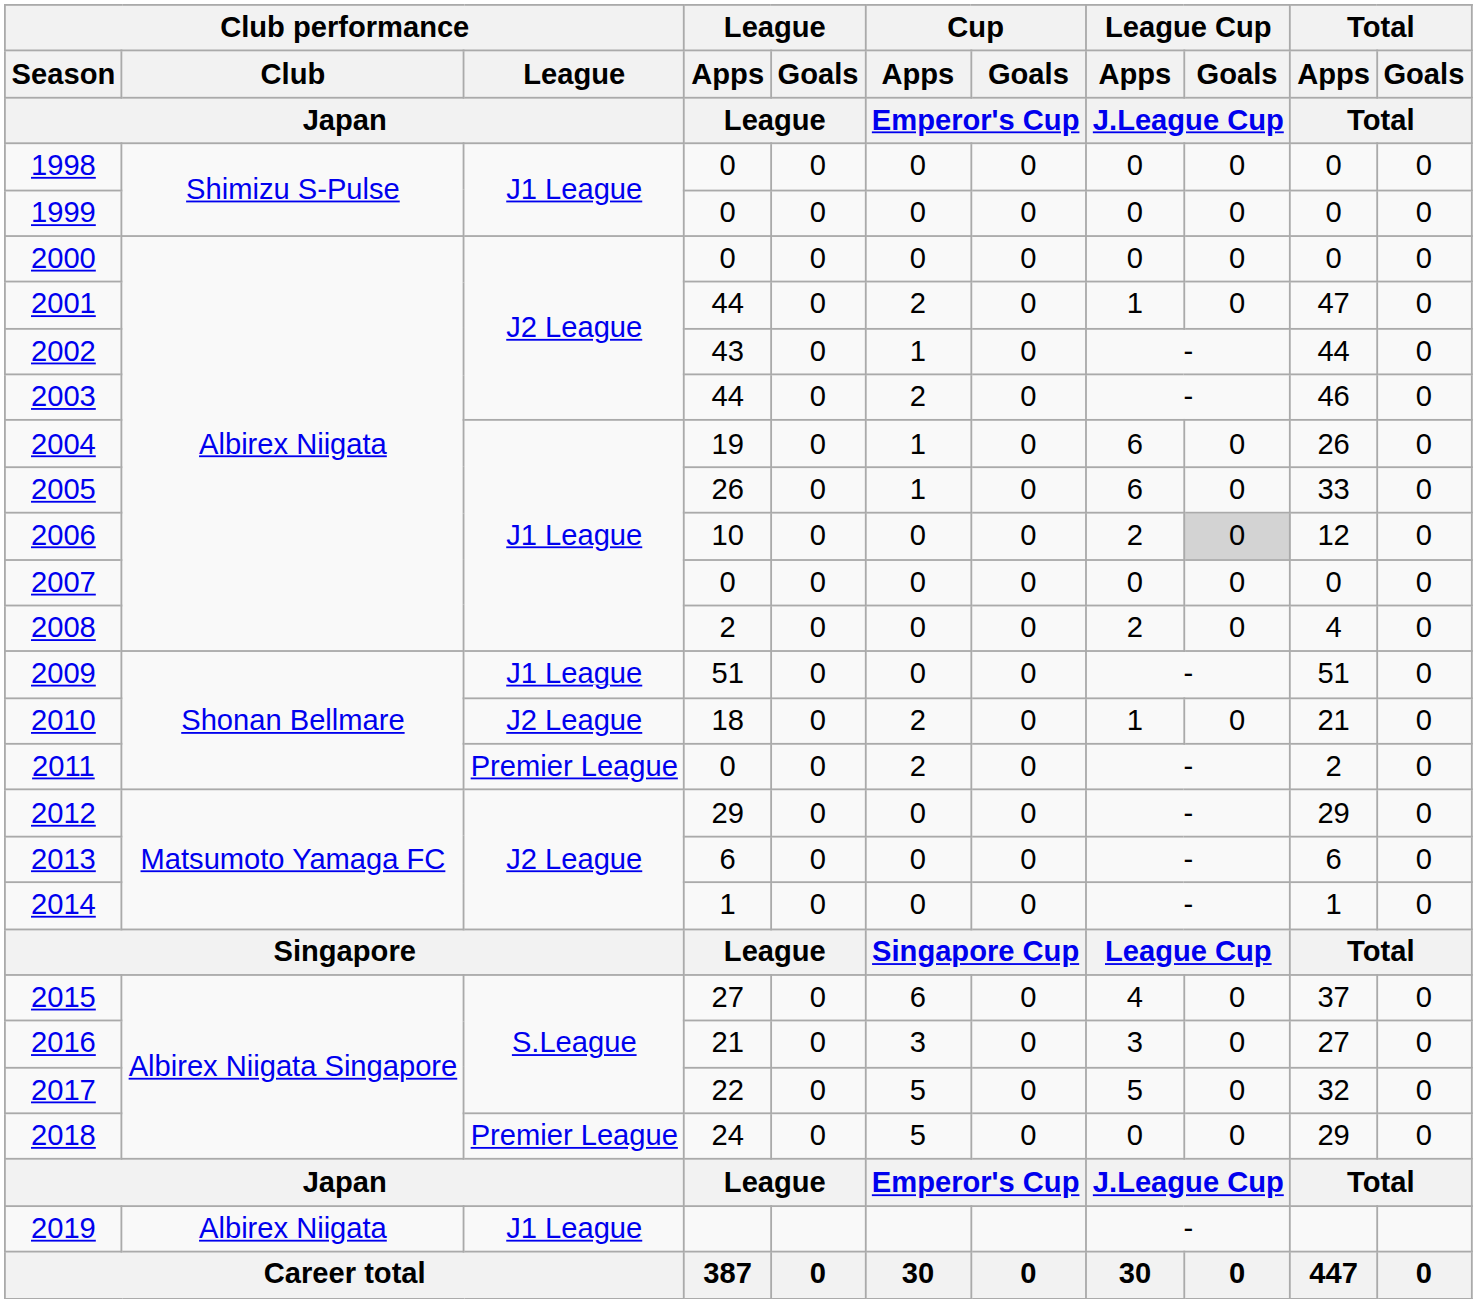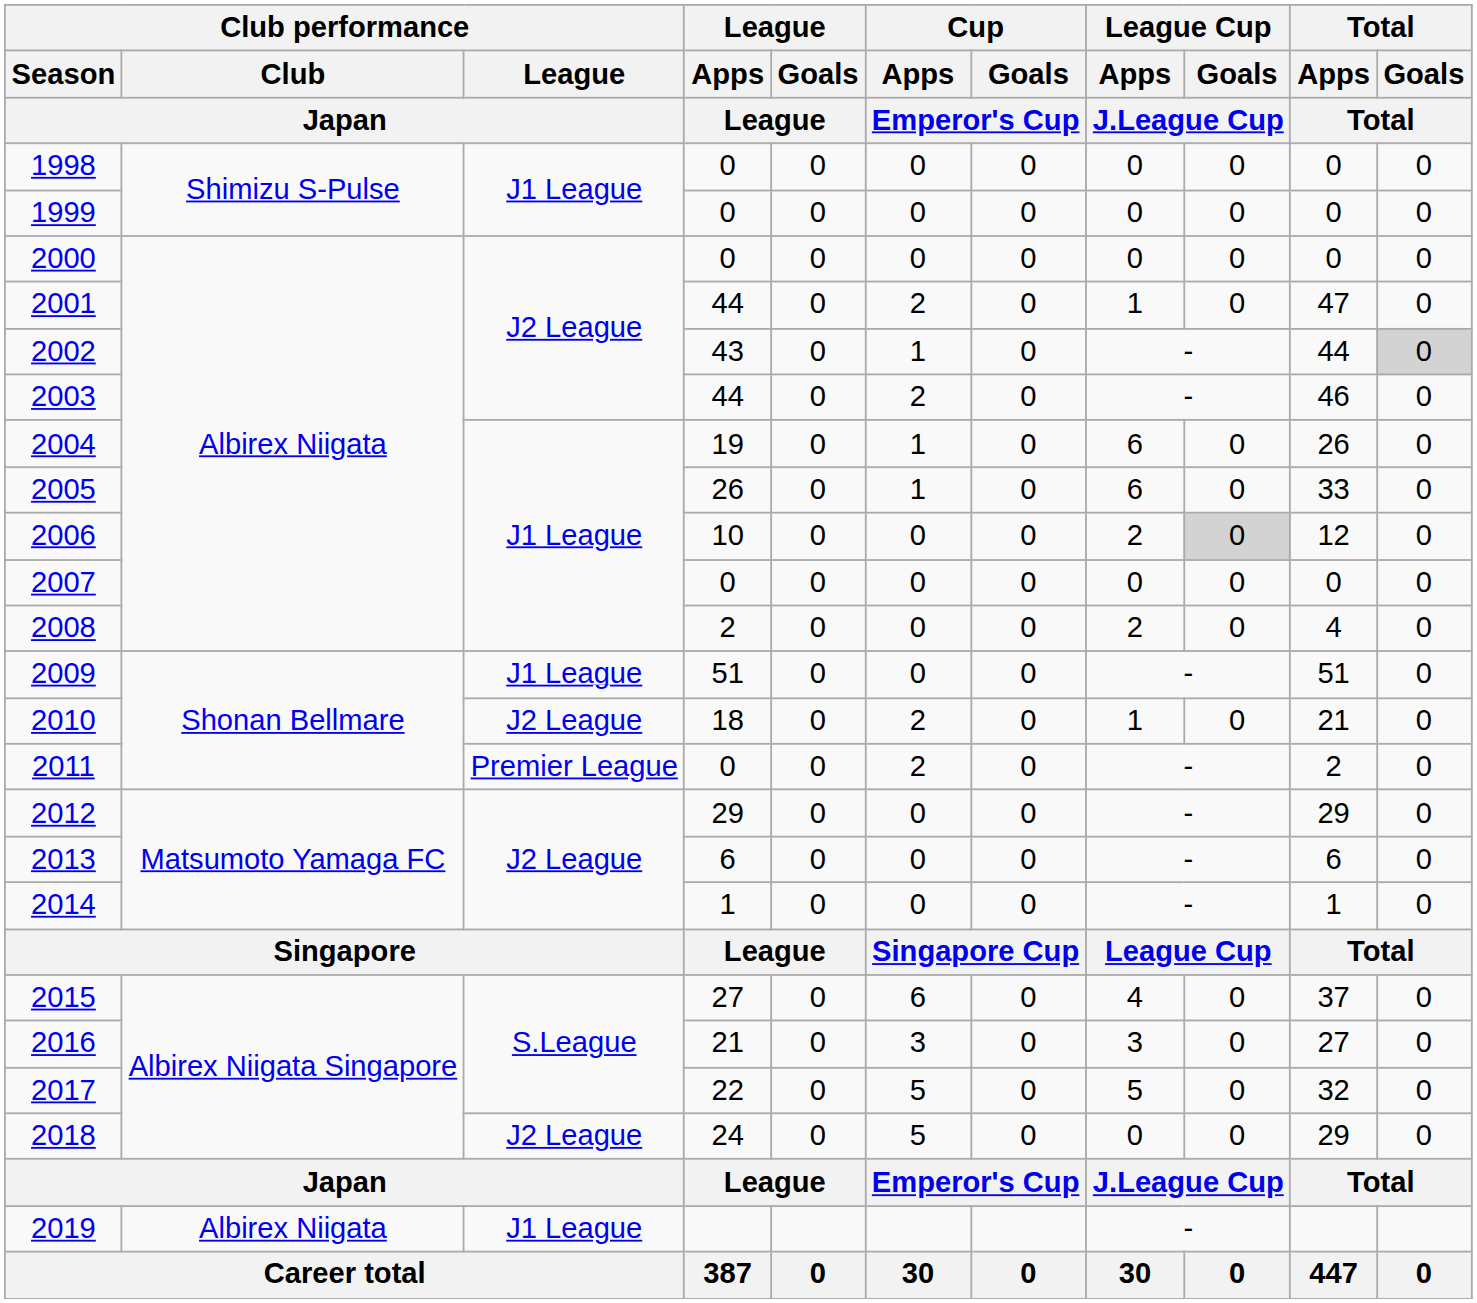(1424, 350) no background -> (1424, 350) lightgrey background
(574, 1135) Premier League -> (574, 1135) J2 League
